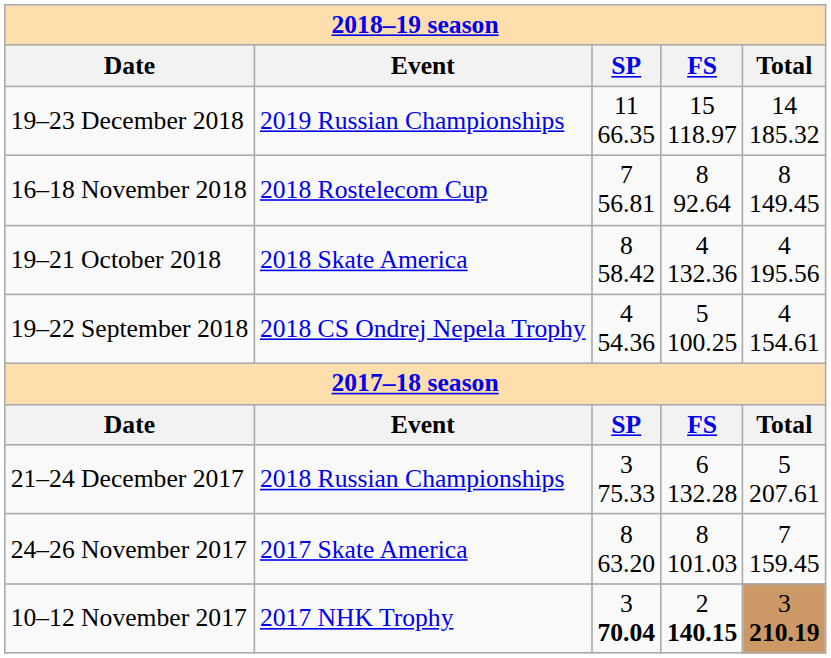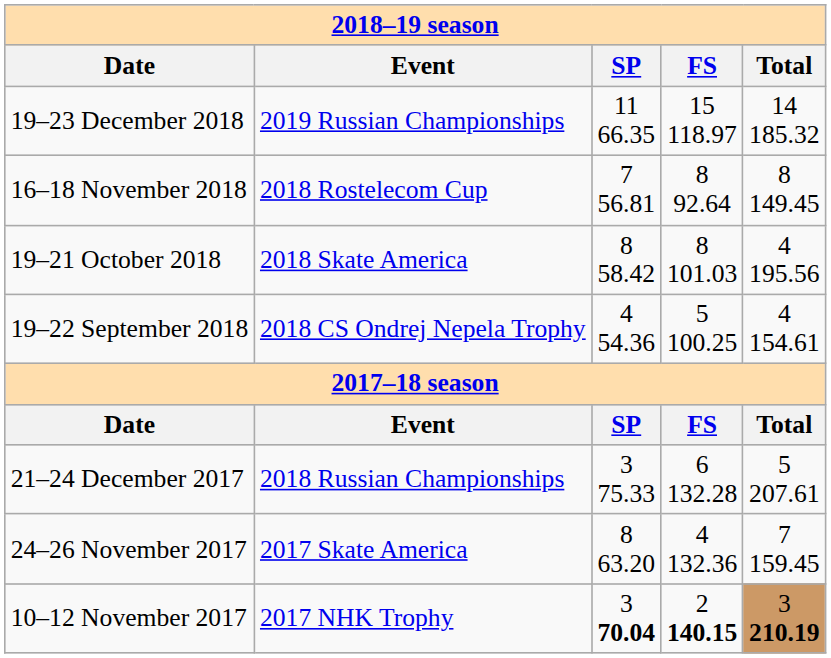(702, 259) 4 132.36 -> (702, 259) 8 101.03
(702, 548) 8 101.03 -> (702, 548) 4 132.36
